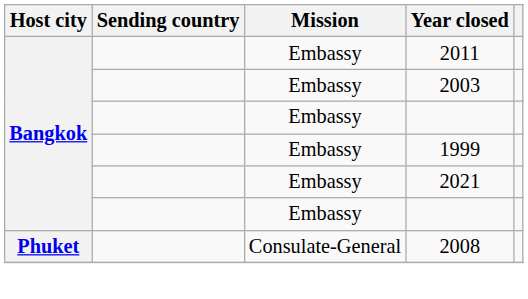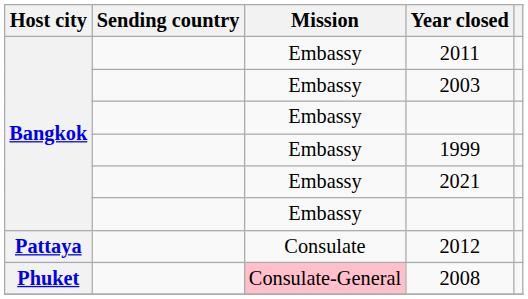+ row: (48, 246)
(325, 246) no background -> (325, 278) pink background
